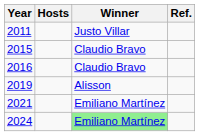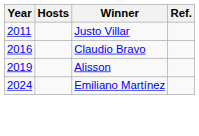- row: (20, 49)
- row: (20, 103)
(120, 121) lightgreen background -> (120, 85) no background
